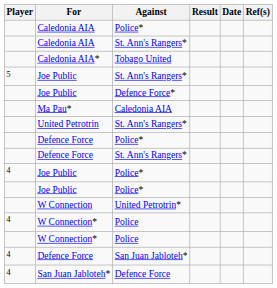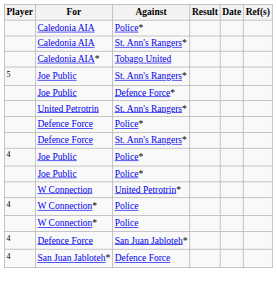- row: (54, 109)
